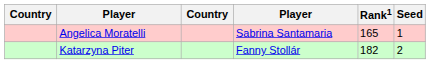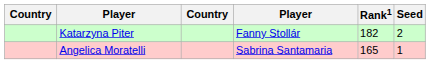rows swapped: (102, 33) <-> (97, 50)
